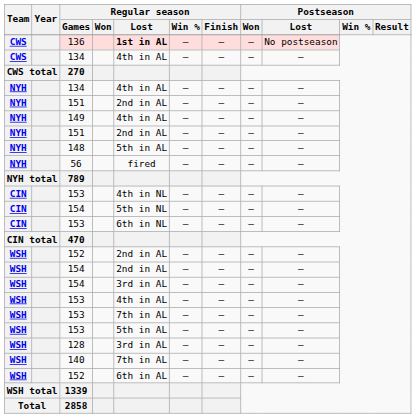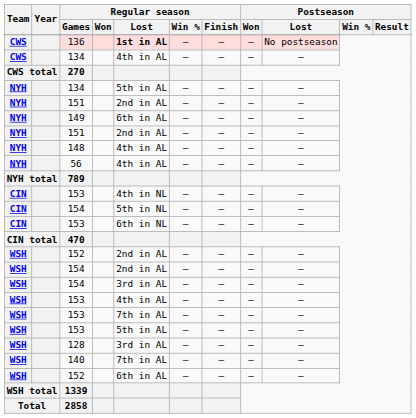(142, 88) 4th in AL -> (142, 88) 5th in AL
(142, 118) 4th in AL -> (142, 118) 6th in AL
(142, 149) 5th in AL -> (142, 149) 4th in AL
(142, 164) fired -> (142, 164) 4th in AL
